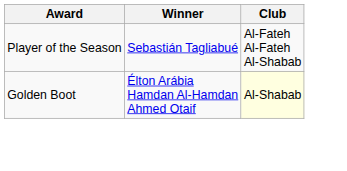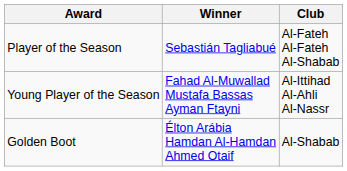+ row: (83, 94)
(273, 94) lightyellow background -> (311, 142) no background
